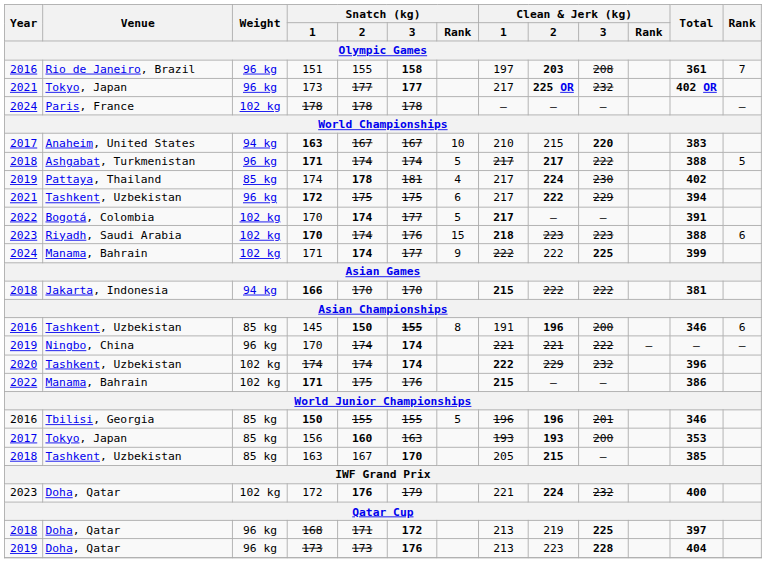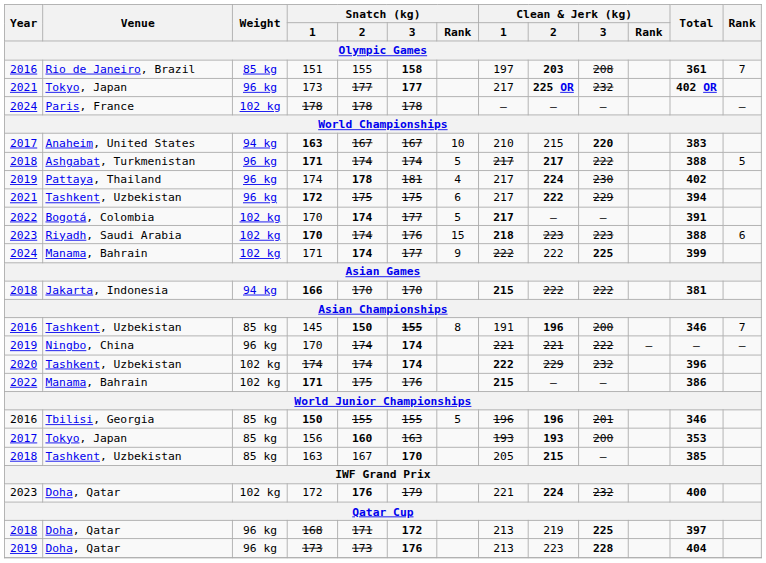(260, 69) 96 kg -> (260, 69) 85 kg
(260, 180) 85 kg -> (260, 180) 96 kg
(742, 327) 6 -> (742, 327) 7
